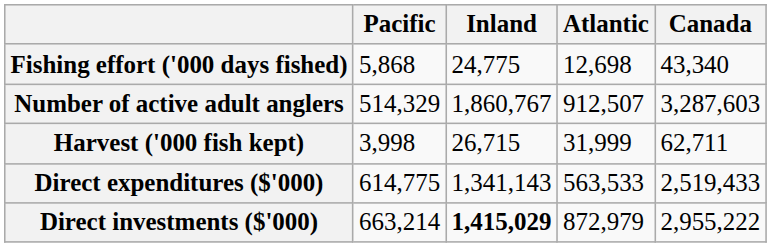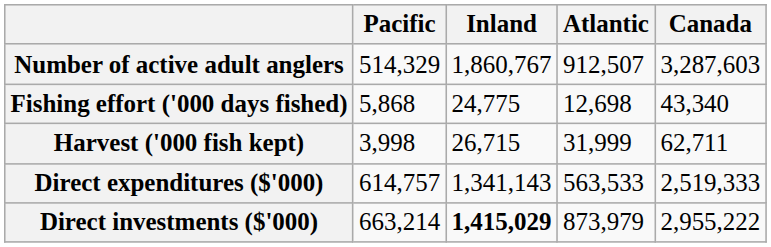rows swapped: (179, 103) <-> (179, 63)
(400, 182) 614,775 -> (400, 182) 614,757
(710, 182) 2,519,433 -> (710, 182) 2,519,333
(604, 222) 872,979 -> (604, 222) 873,979
